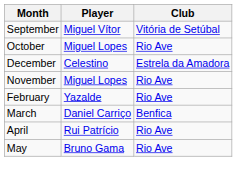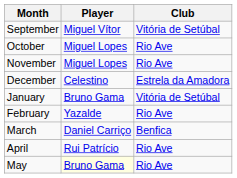rows swapped: (31, 80) <-> (31, 63)
+ row: (26, 97)
(94, 148) no background -> (94, 165) lightyellow background
